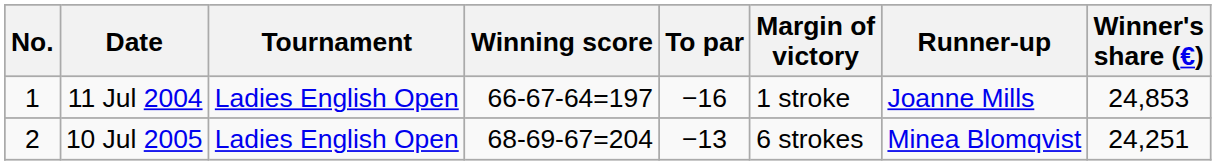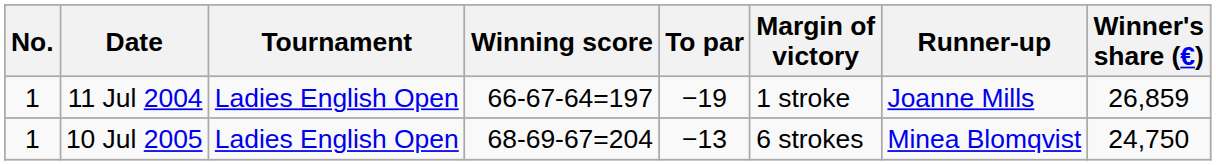(705, 97) −16 -> (705, 97) −19
(1149, 97) 24,853 -> (1149, 97) 26,859
(32, 139) 2 -> (32, 139) 1
(1149, 139) 24,251 -> (1149, 139) 24,750
